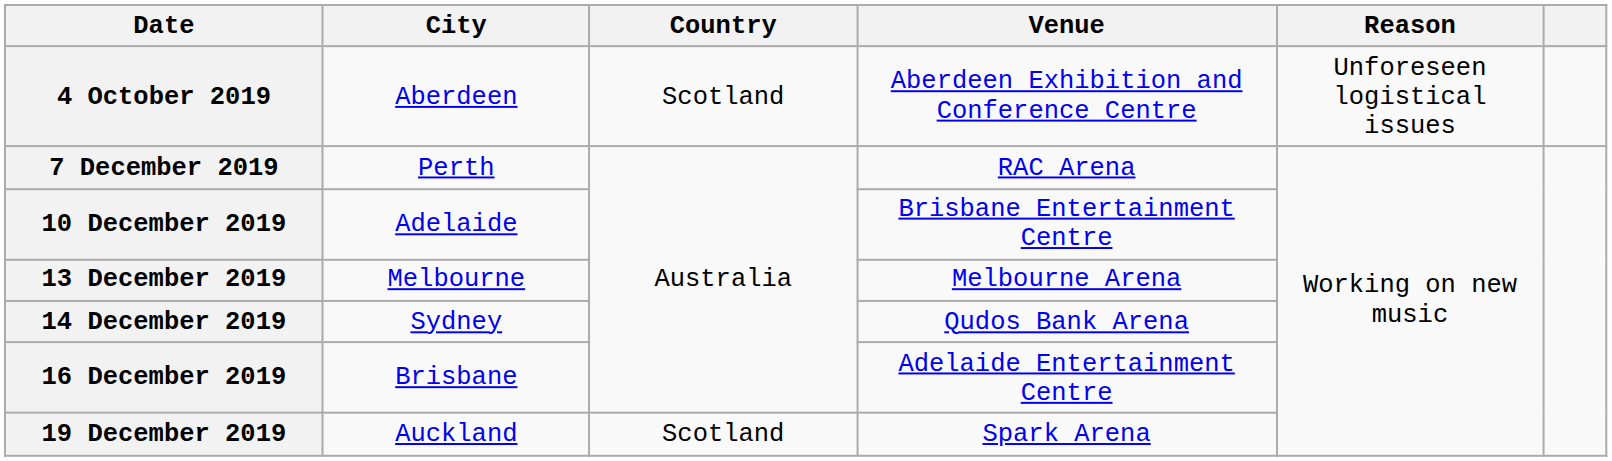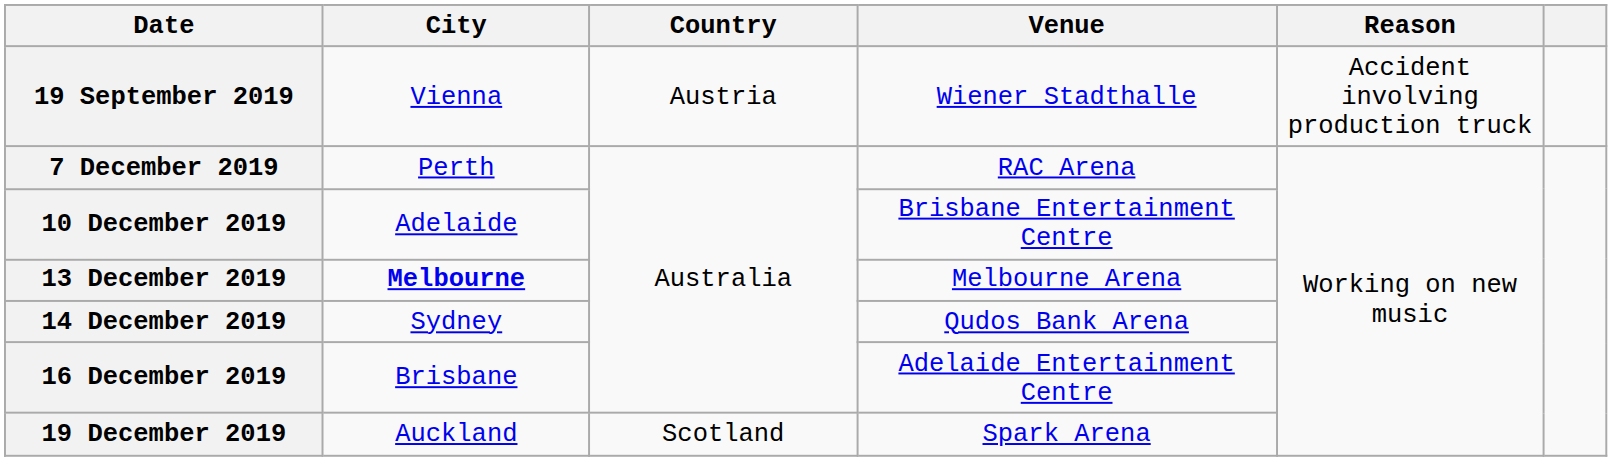+ row: (164, 97)
- row: (164, 97)
(456, 280) normal -> (456, 280) bold
